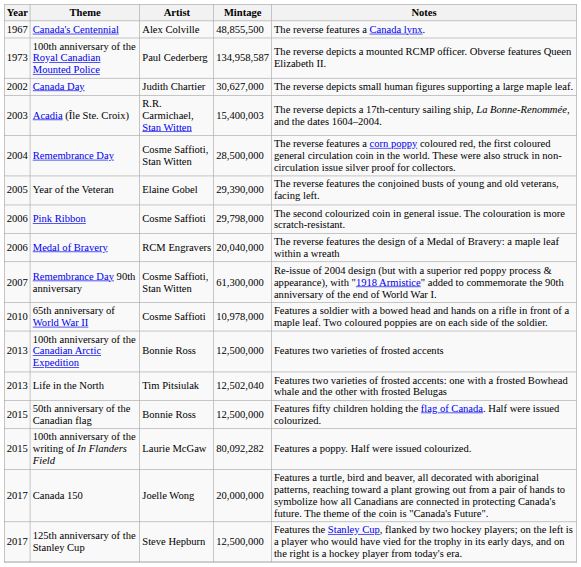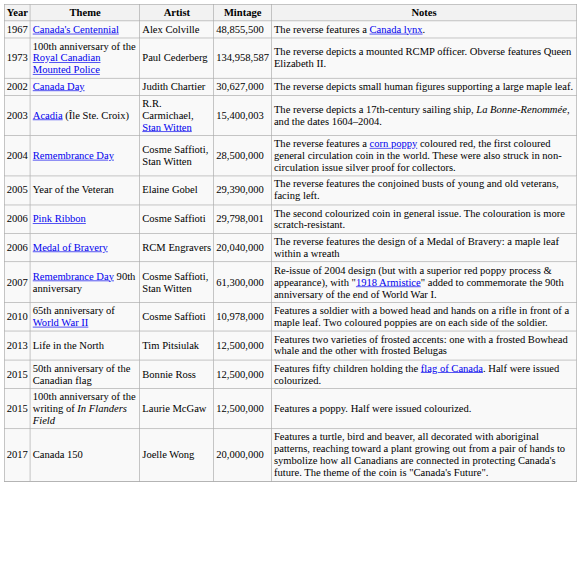(240, 219) 29,798,000 -> (240, 219) 29,798,001
- row: (84, 351)
(240, 386) 12,502,040 -> (240, 345) 12,500,000
(240, 449) 80,092,282 -> (240, 408) 12,500,000
- row: (84, 542)
